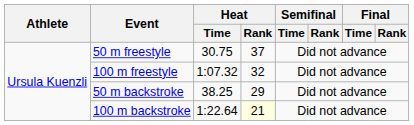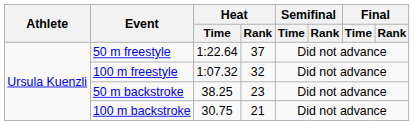(217, 53) 30.75 -> (217, 53) 1:22.64
(258, 92) 29 -> (258, 92) 23
(217, 111) 1:22.64 -> (217, 111) 30.75
(258, 111) lightyellow background -> (258, 111) no background
